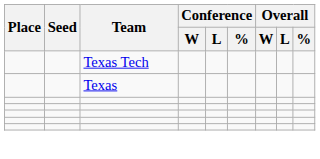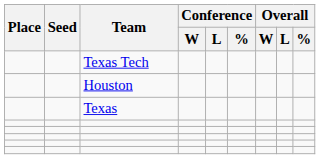+ row: (24, 85)
